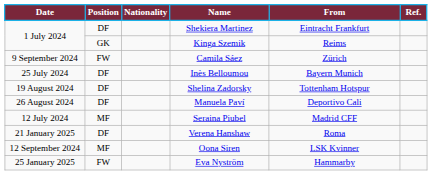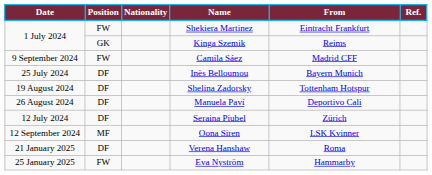(103, 28) DF -> (103, 28) FW
(335, 58) Zürich -> (335, 58) Madrid CFF
(103, 118) MF -> (103, 118) DF
(335, 118) Madrid CFF -> (335, 118) Zürich
rows swapped: (219, 148) <-> (219, 133)
